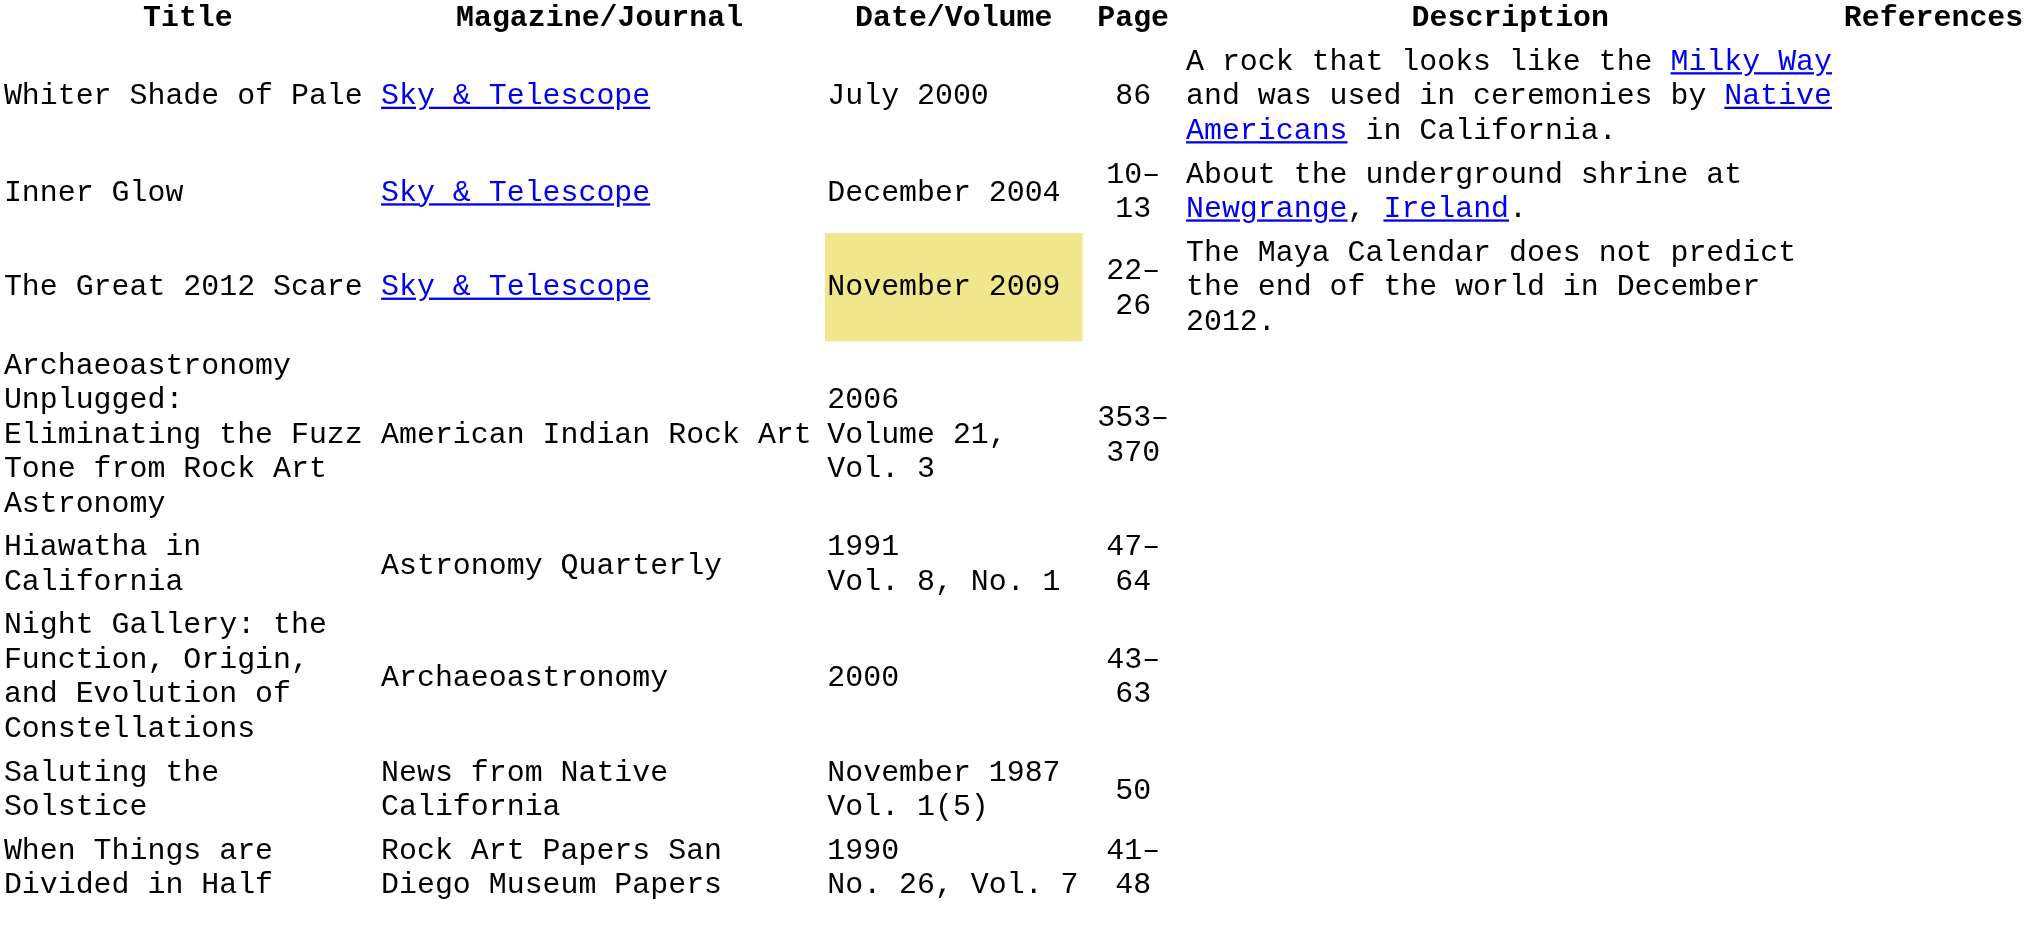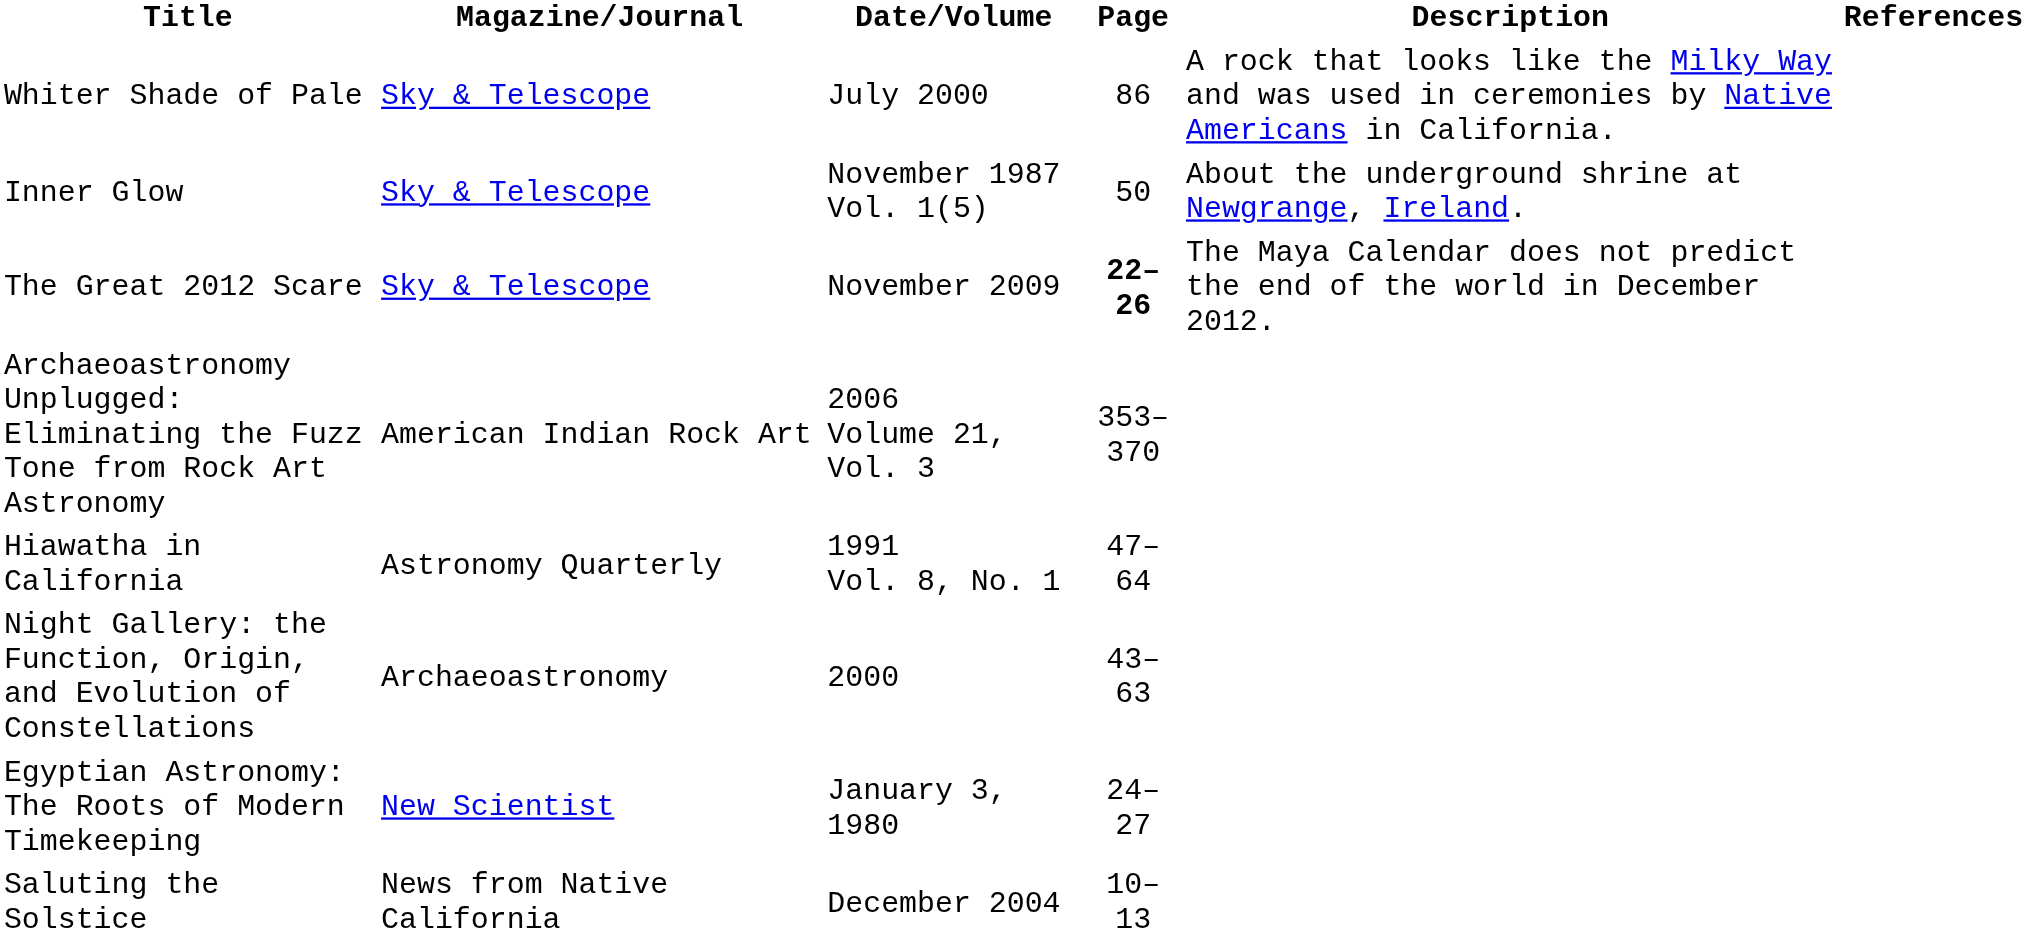(944, 192) December 2004 -> (944, 192) November 1987 Vol. 1(5)
(1133, 192) 10–13 -> (1133, 192) 50
(944, 287) khaki background -> (944, 287) no background
(1133, 287) normal -> (1133, 287) bold
+ row: (174, 807)
(944, 790) November 1987 Vol. 1(5) -> (944, 902) December 2004
(1133, 790) 50 -> (1133, 902) 10–13
- row: (138, 868)
